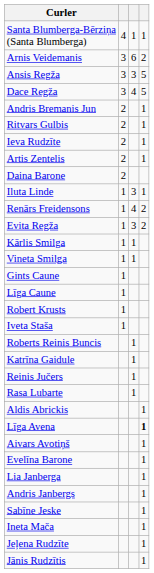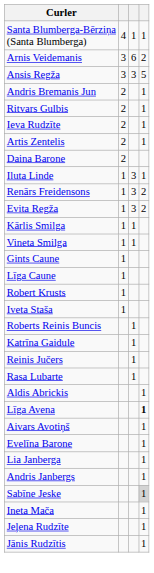- row: (32, 91)
(134, 208) 4 -> (134, 192) 3
(144, 510) no background -> (144, 493) lightgrey background
